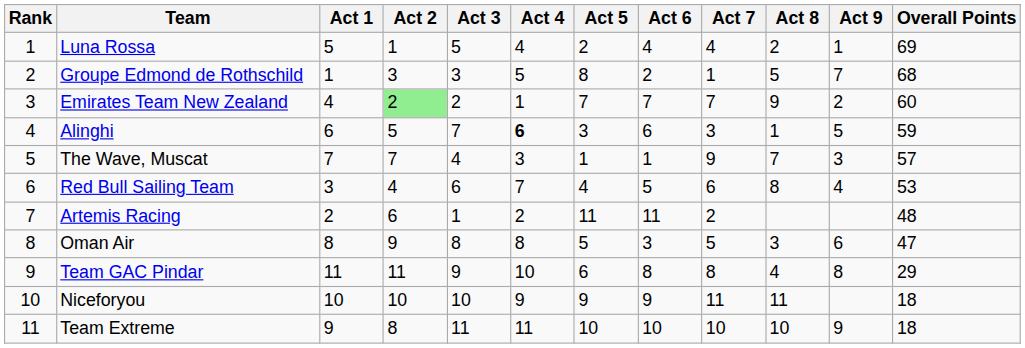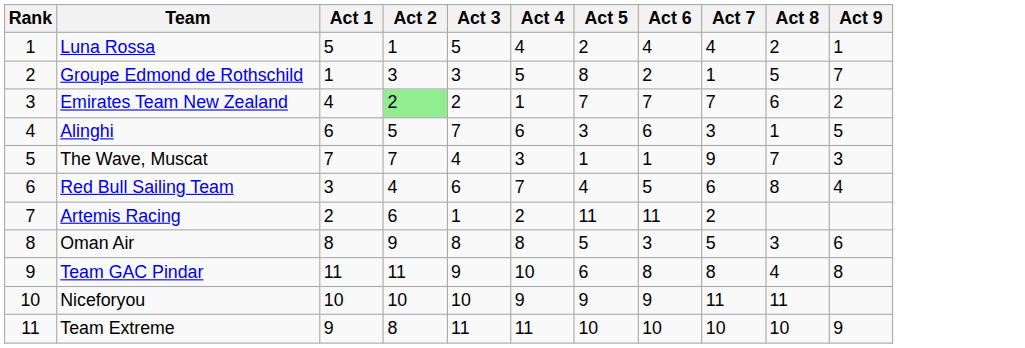- column: (957, 18)
(774, 103) 9 -> (774, 103) 6
(520, 131) bold -> (520, 131) normal
